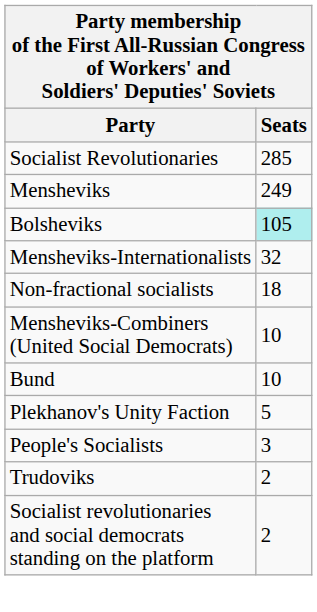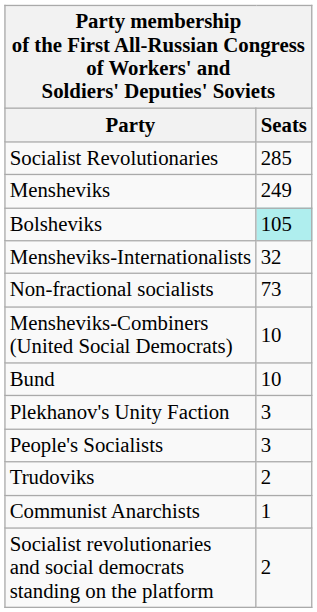(271, 289) 18 -> (271, 289) 73
(266, 412) 5 -> (266, 412) 3
+ row: (105, 511)
